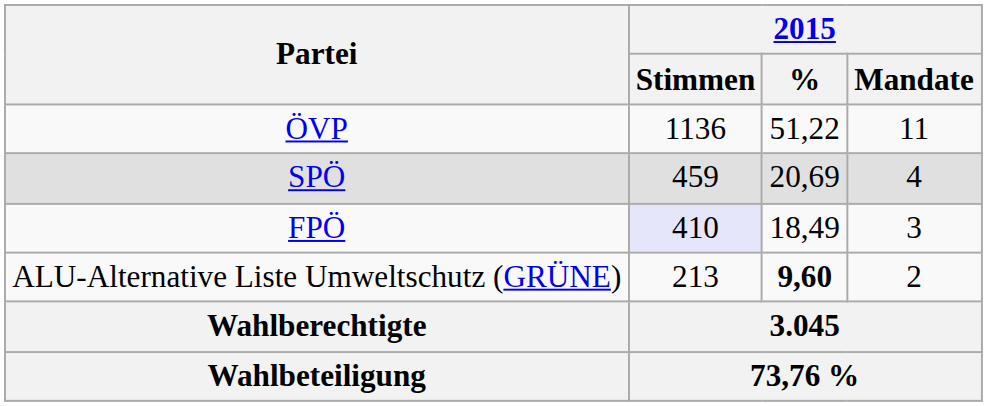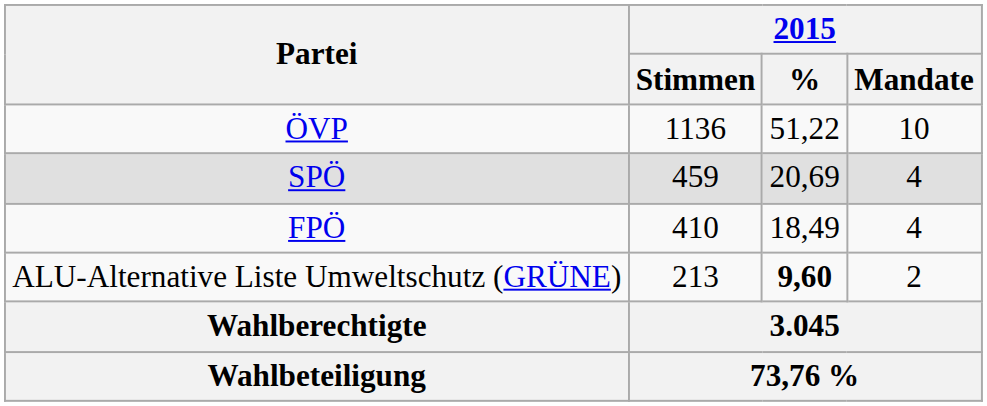(914, 128) 11 -> (914, 128) 10
(695, 227) lavender background -> (695, 227) no background
(914, 227) 3 -> (914, 227) 4
